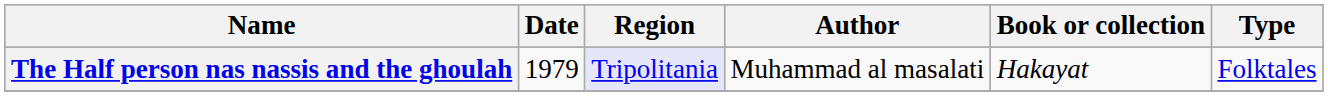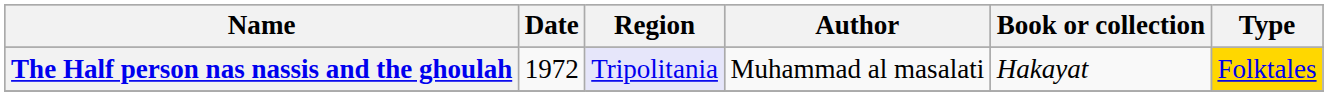(552, 68) 1979 -> (552, 68) 1972
(1267, 68) no background -> (1267, 68) gold background
